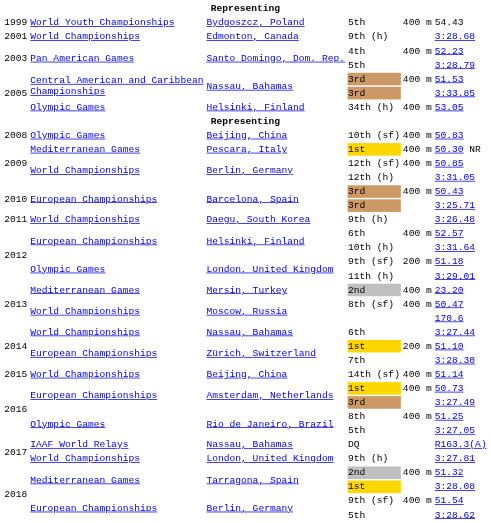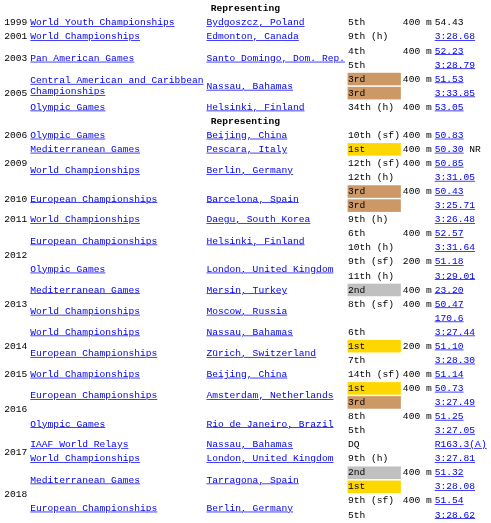(16, 135) 2008 -> (16, 135) 2006
